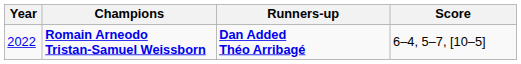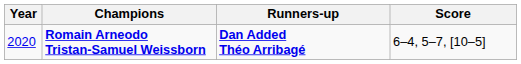(22, 42) 2022 -> (22, 42) 2020
